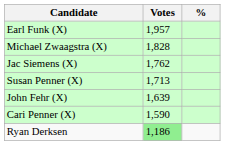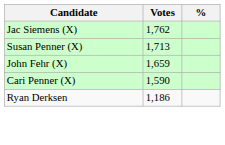- row: (37, 30)
- row: (57, 47)
(158, 98) 1,639 -> (158, 64) 1,659
(158, 132) lightgreen background -> (158, 98) no background
